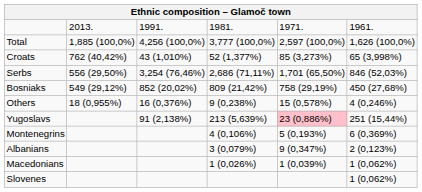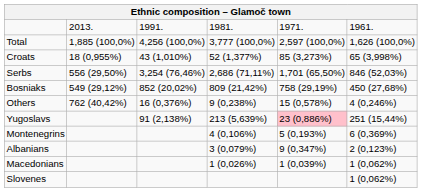(98, 57) 762 (40,42%) -> (95, 57) 18 (0,955%)
(95, 103) 18 (0,955%) -> (98, 103) 762 (40,42%)
